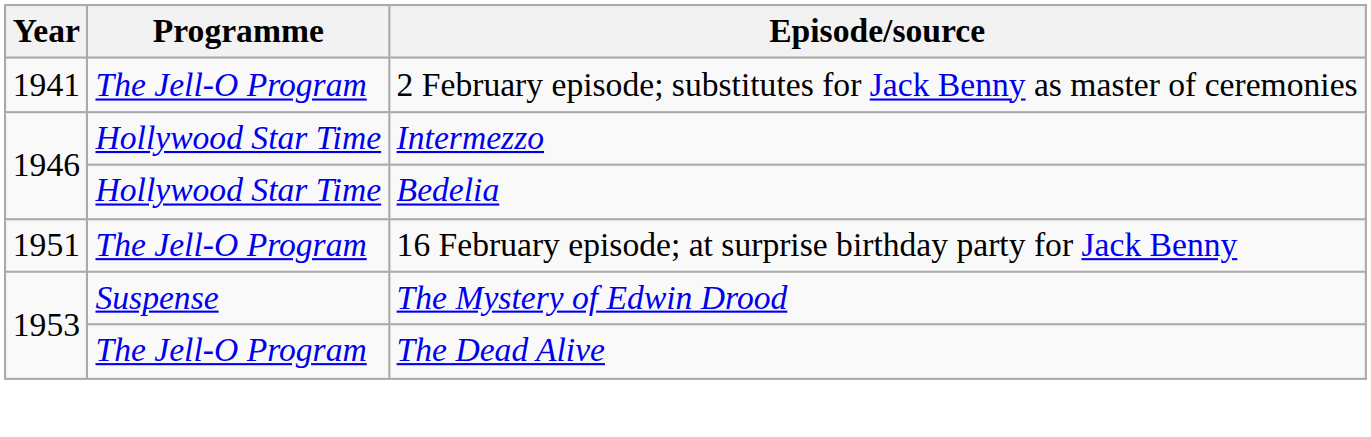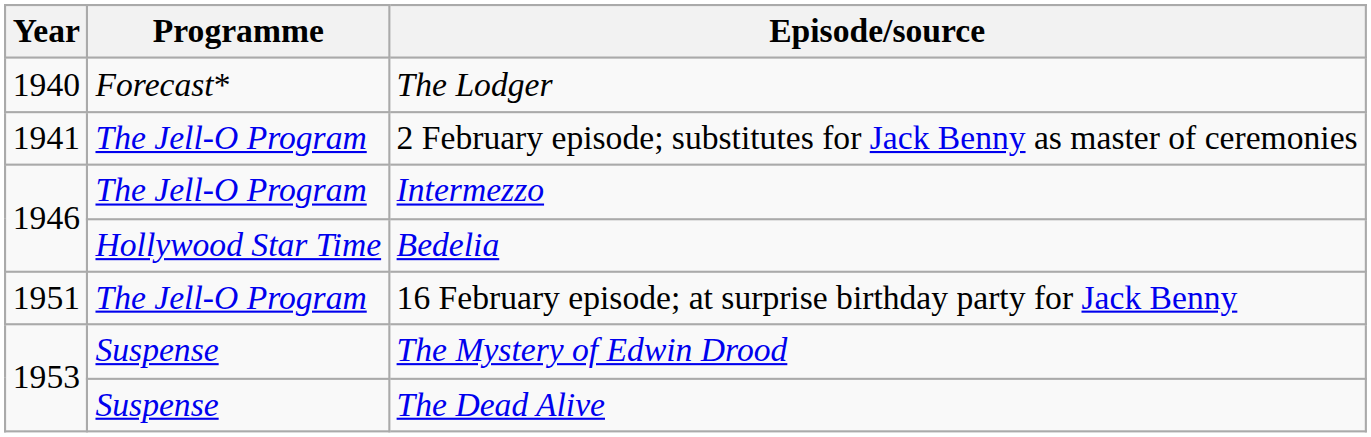+ row: (475, 84)
(238, 137) Hollywood Star Time -> (231, 191) The Jell-O Program
(231, 350) The Jell-O Program -> (157, 404) Suspense
